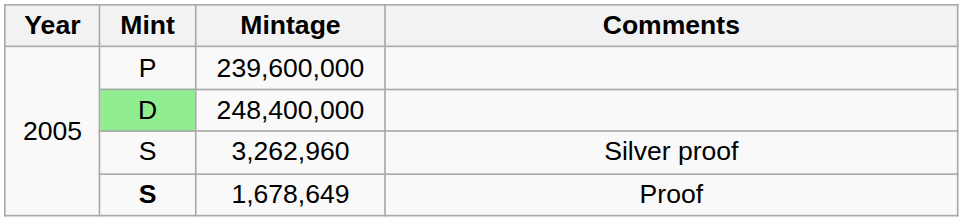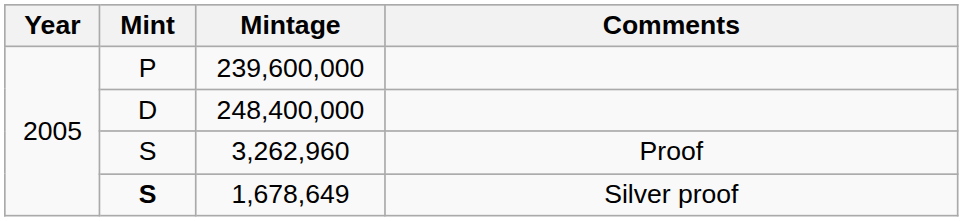(148, 109) lightgreen background -> (148, 109) no background
(671, 151) Silver proof -> (671, 151) Proof
(671, 194) Proof -> (671, 194) Silver proof
